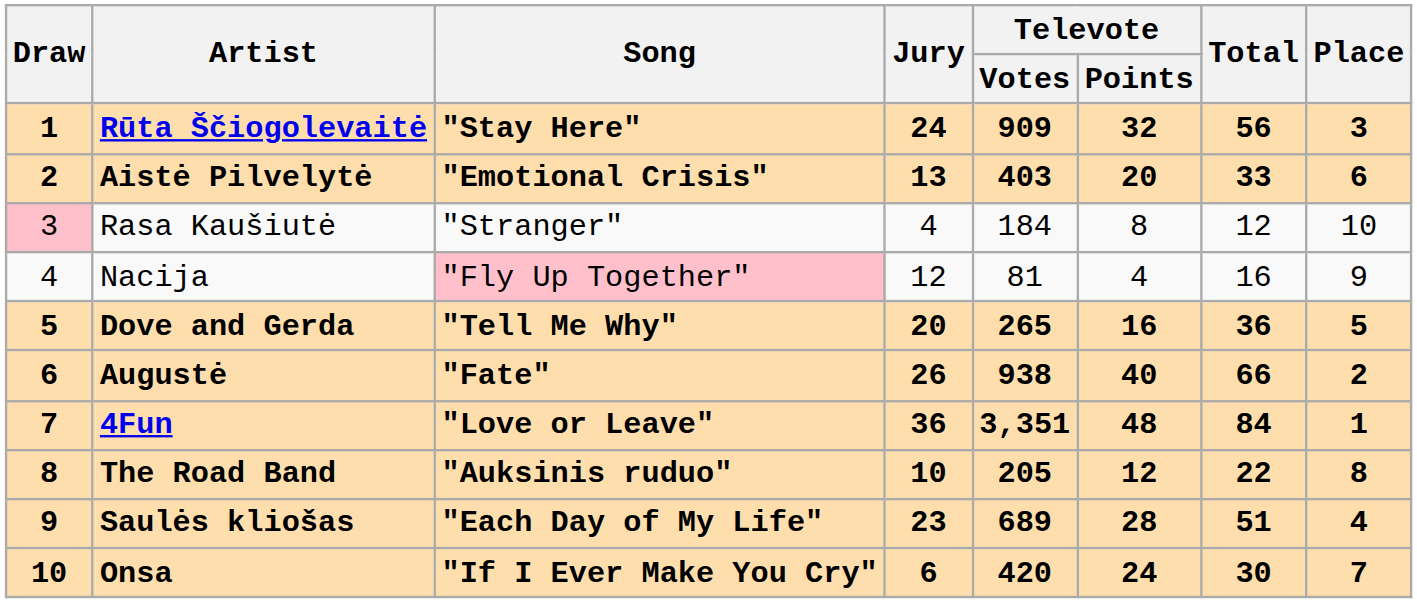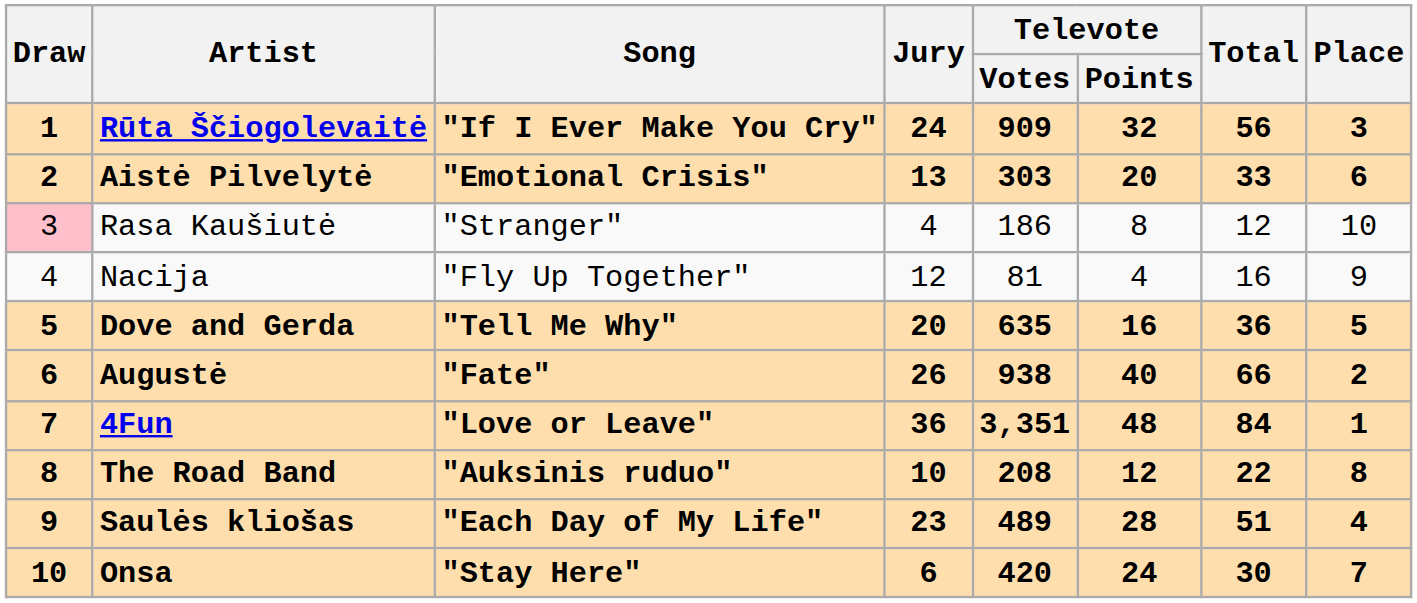(542, 129) "Stay Here" -> (660, 129) "If I Ever Make You Cry"
(1025, 178) 403 -> (1025, 178) 303
(1025, 227) 184 -> (1025, 227) 186
(596, 277) pink background -> (596, 277) no background
(1025, 326) 265 -> (1025, 326) 635
(1025, 474) 205 -> (1025, 474) 208
(1025, 524) 689 -> (1025, 524) 489
(660, 573) "If I Ever Make You Cry" -> (542, 573) "Stay Here"
